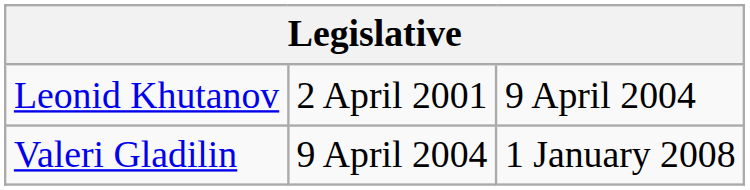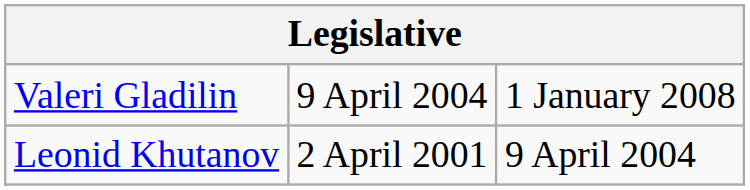rows swapped: (147, 94) <-> (126, 154)
